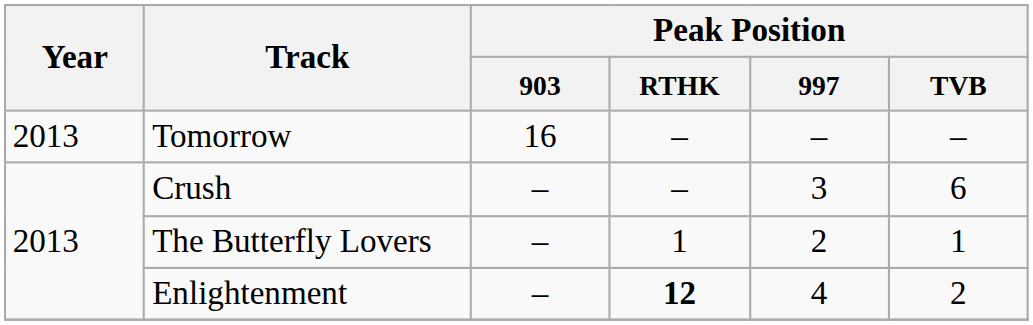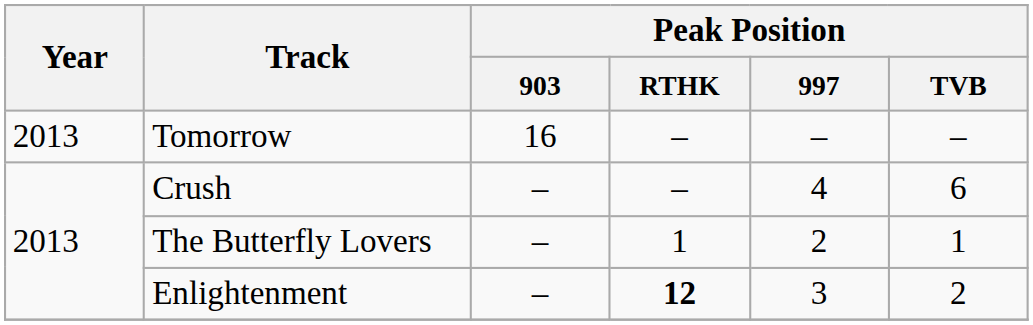(819, 188) 3 -> (819, 188) 4
(819, 293) 4 -> (819, 293) 3
